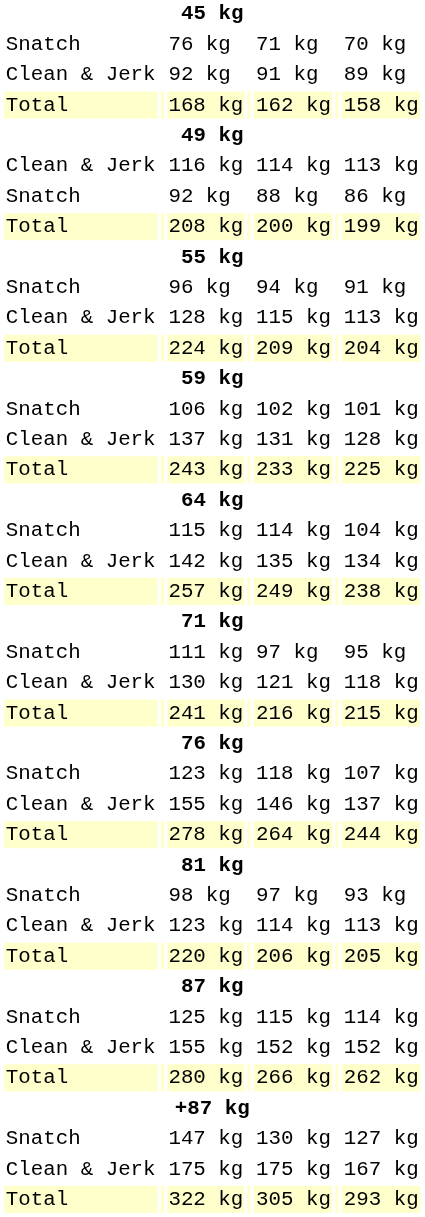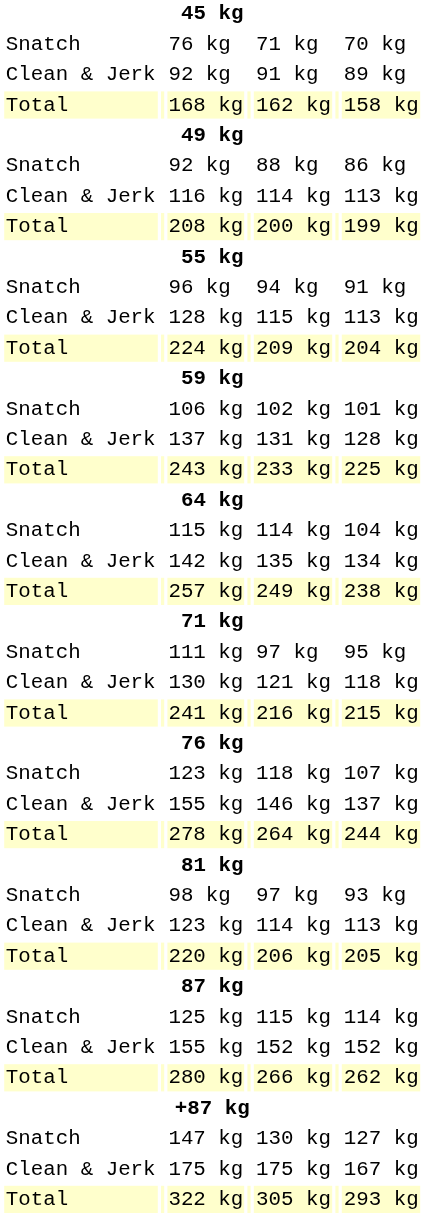rows swapped: (43, 196) <-> (81, 166)
